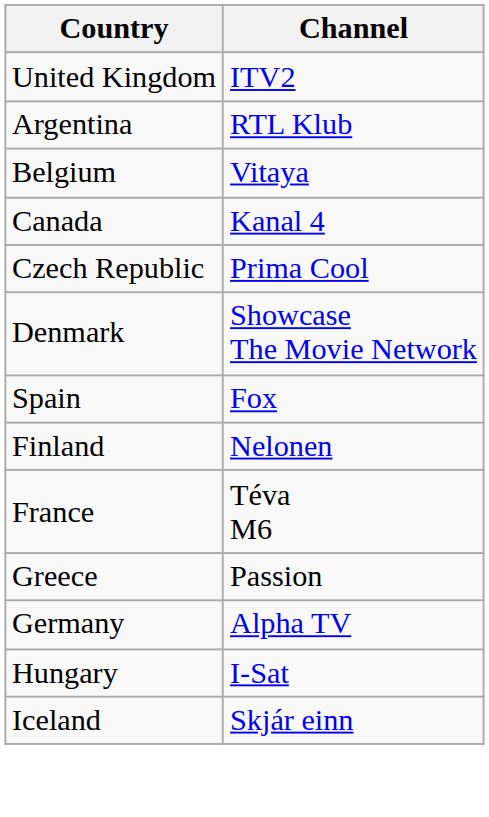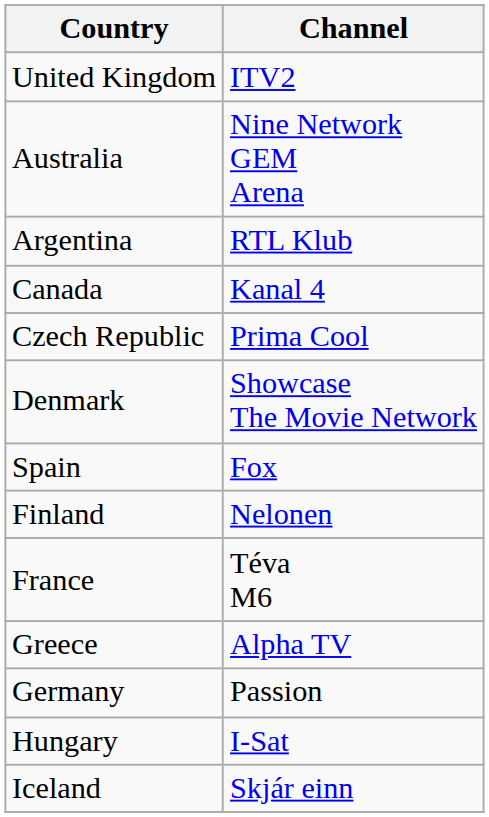+ row: (67, 158)
- row: (64, 172)
(276, 576) Passion -> (291, 644) Alpha TV
(291, 624) Alpha TV -> (276, 692) Passion
